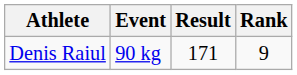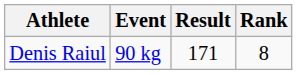(264, 52) 9 -> (264, 52) 8
